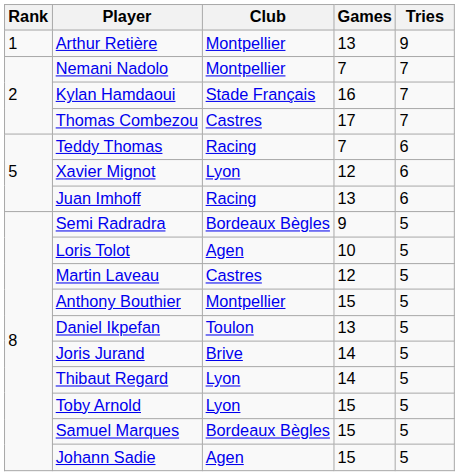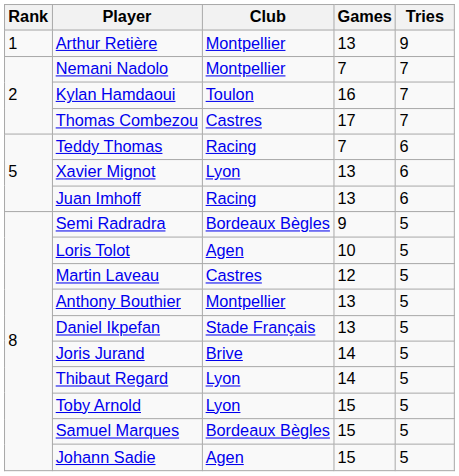(261, 95) Stade Français -> (230, 95) Toulon
(347, 172) 12 -> (347, 172) 13
(347, 302) 15 -> (347, 302) 13
(230, 328) Toulon -> (261, 328) Stade Français
